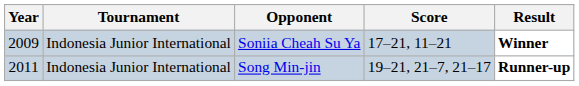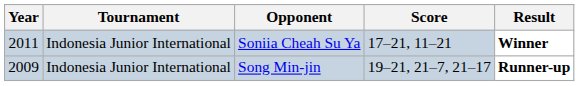(24, 43) 2009 -> (24, 43) 2011
(24, 68) 2011 -> (24, 68) 2009
